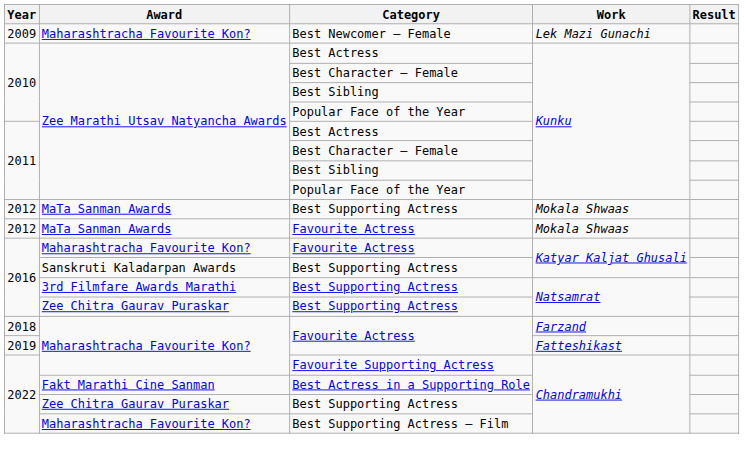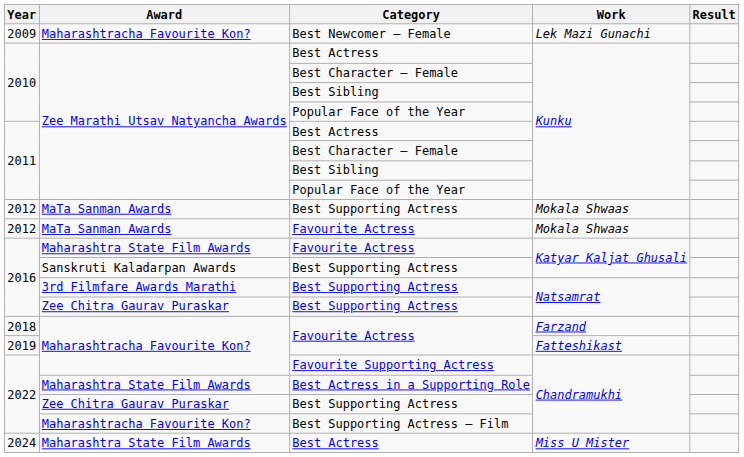(146, 248) Maharashtracha Favourite Kon? -> (146, 248) Maharashtra State Film Awards
(128, 385) Fakt Marathi Cine Sanman -> (146, 385) Maharashtra State Film Awards
+ row: (22, 443)
